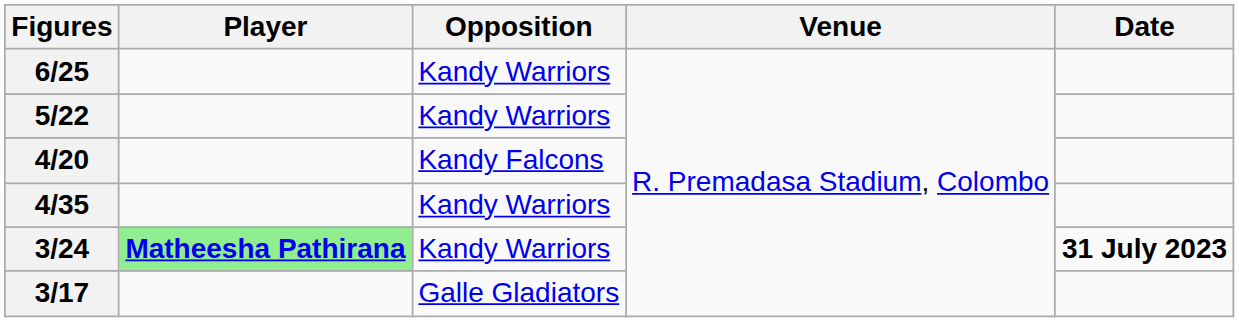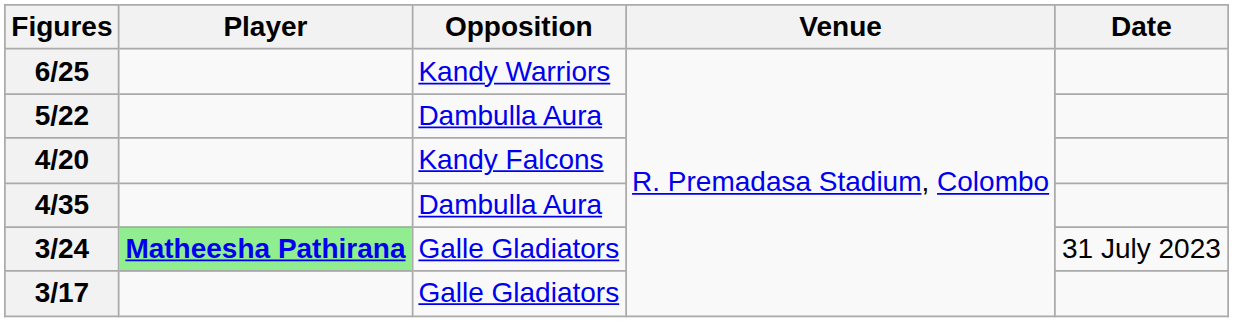(514, 115) Kandy Warriors -> (510, 115) Dambulla Aura
(514, 204) Kandy Warriors -> (510, 204) Dambulla Aura
(514, 248) Kandy Warriors -> (519, 248) Galle Gladiators
(1145, 248) bold -> (1141, 248) normal
